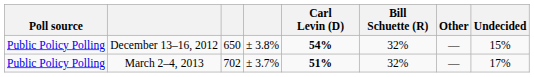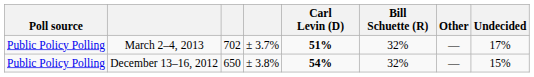rows swapped: (164, 44) <-> (164, 63)
